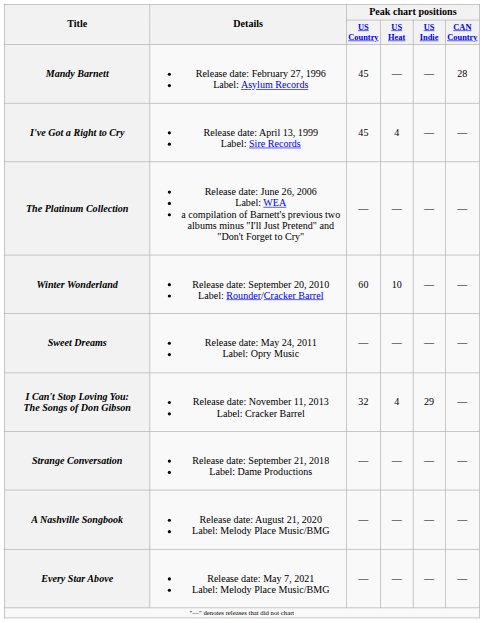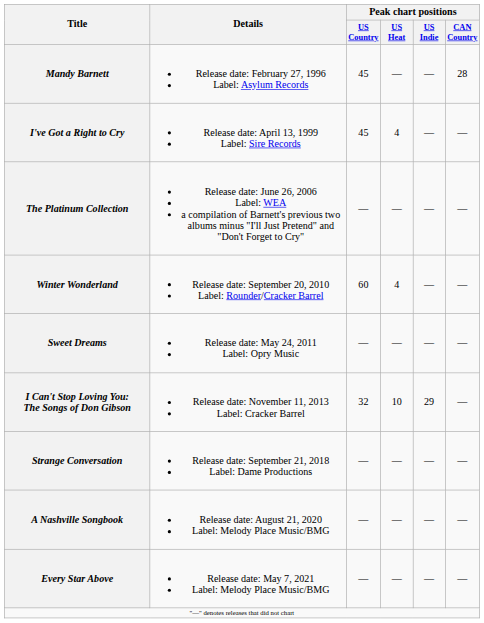(397, 284) 10 -> (397, 284) 4
(397, 402) 4 -> (397, 402) 10
